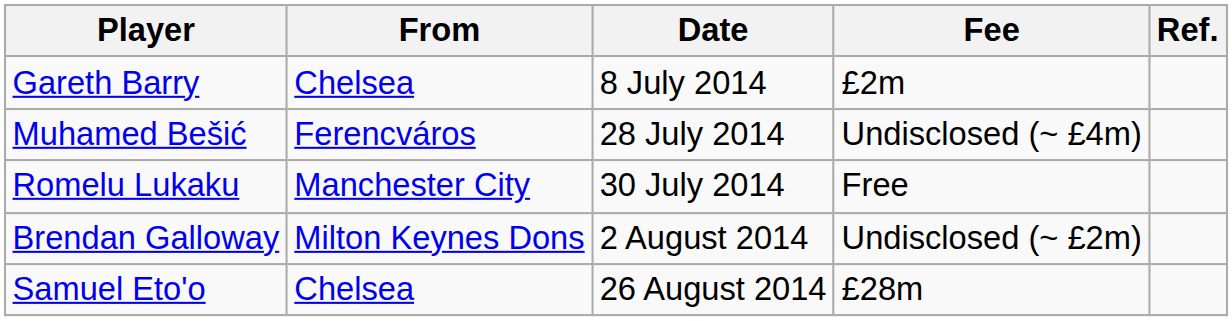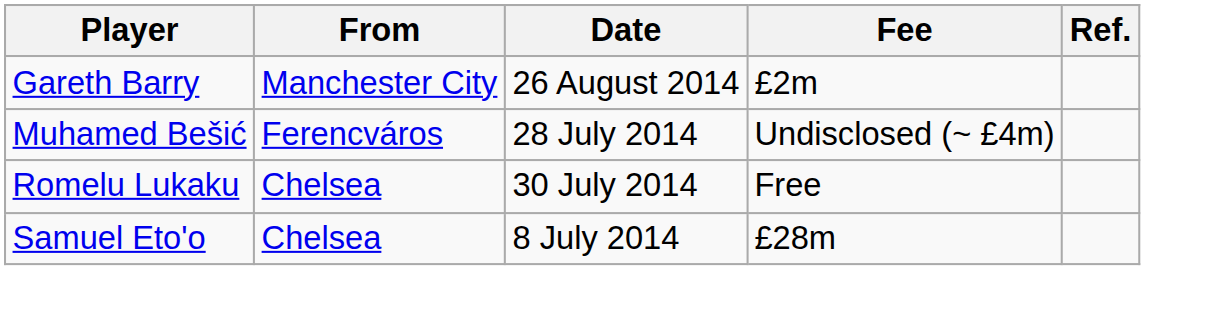(354, 82) Chelsea -> (380, 82) Manchester City
(683, 82) 8 July 2014 -> (626, 82) 26 August 2014
(412, 185) Manchester City -> (321, 185) Chelsea
- row: (146, 237)
(713, 289) 26 August 2014 -> (596, 237) 8 July 2014
